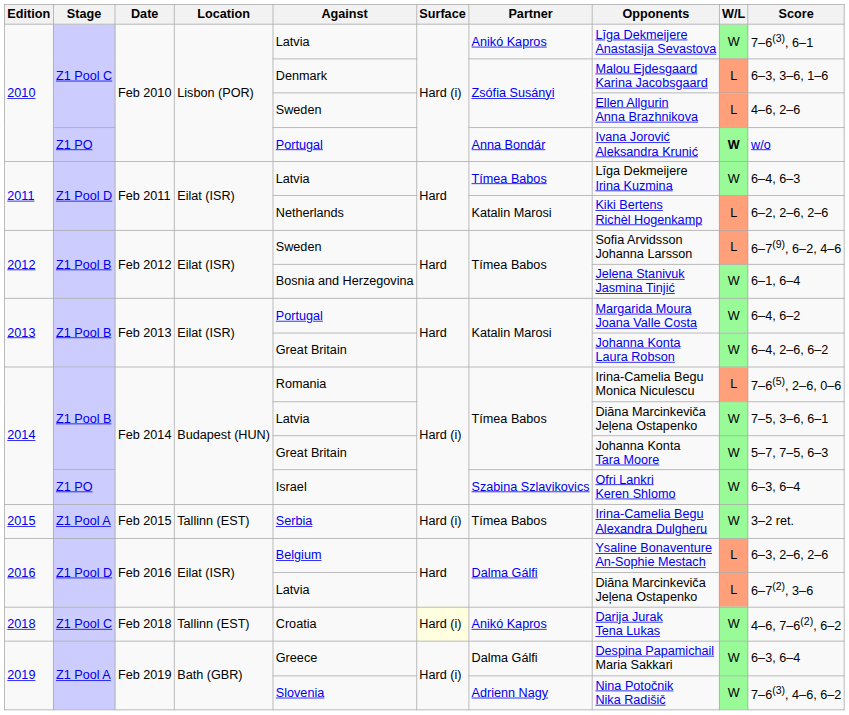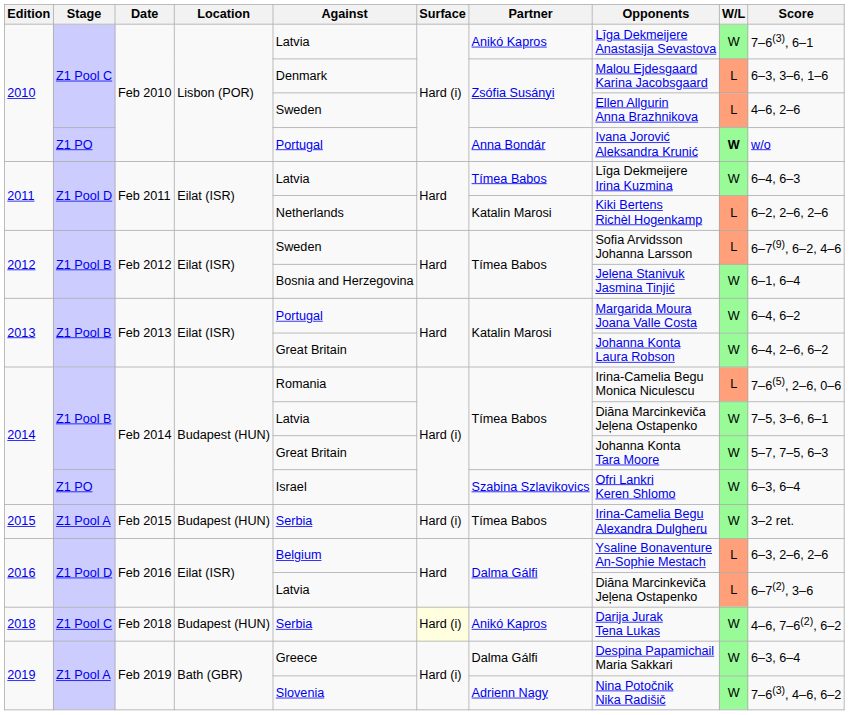(213, 521) Tallinn (EST) -> (224, 521) Budapest (HUN)
(213, 624) Tallinn (EST) -> (224, 624) Budapest (HUN)
(296, 624) Croatia -> (294, 624) Serbia
